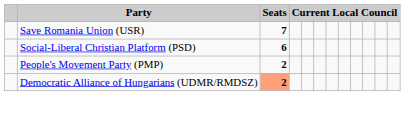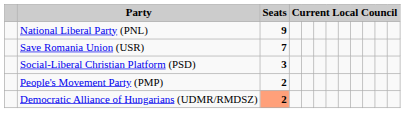+ row: (84, 30)
(284, 47) 6 -> (284, 64) 3
